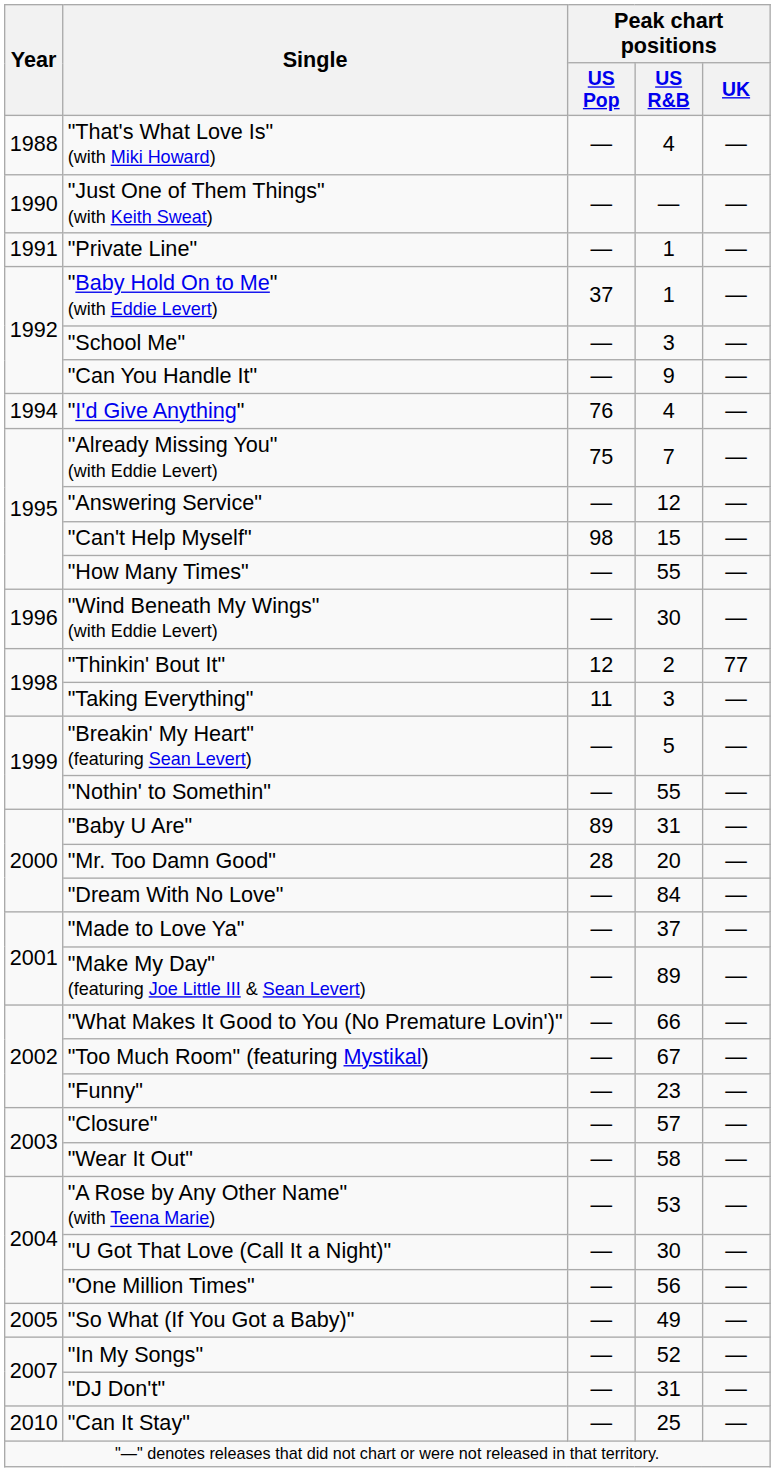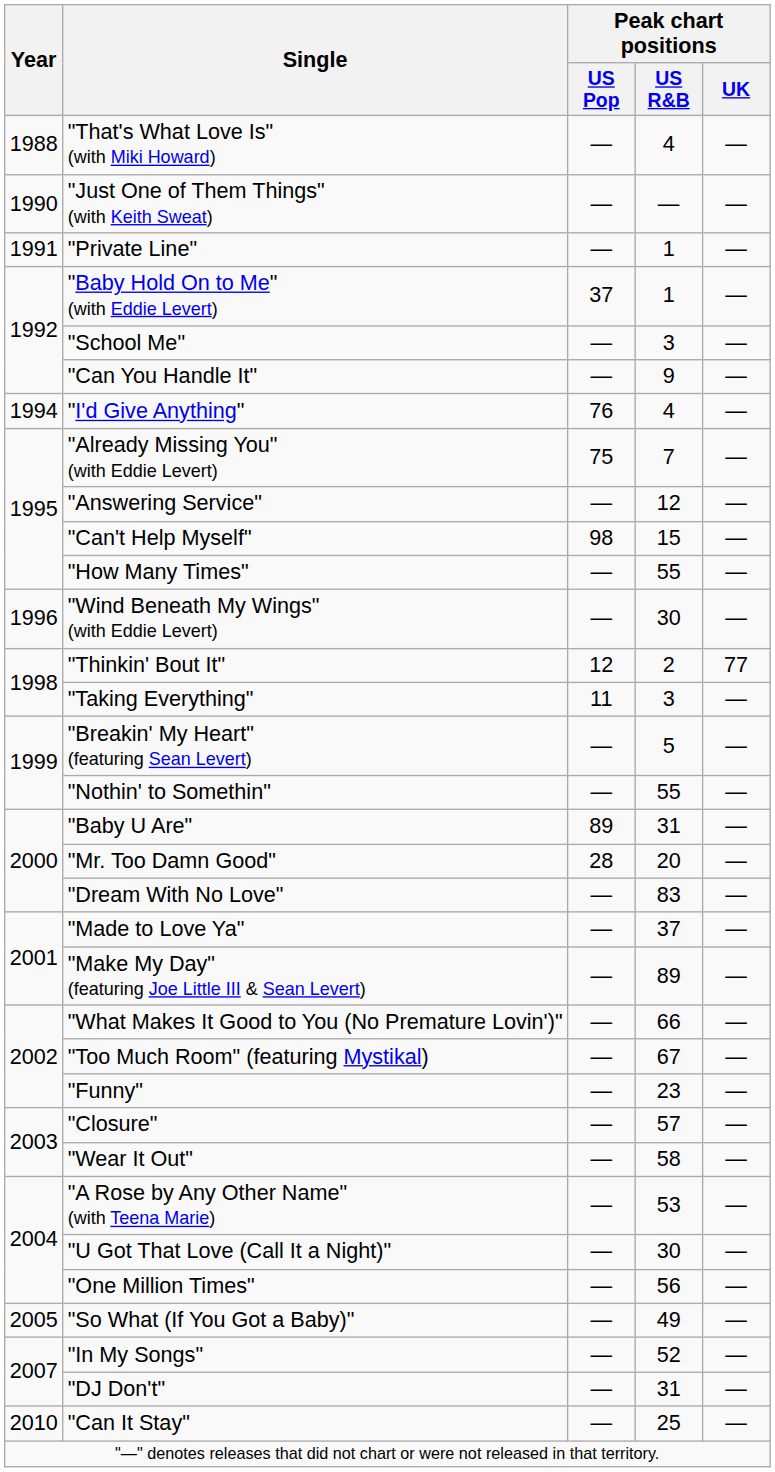(669, 894) 84 -> (669, 894) 83
